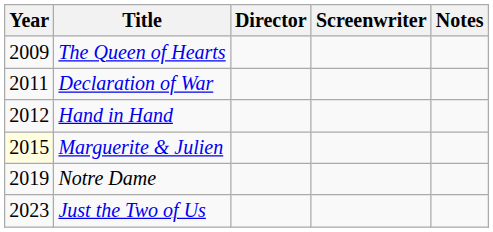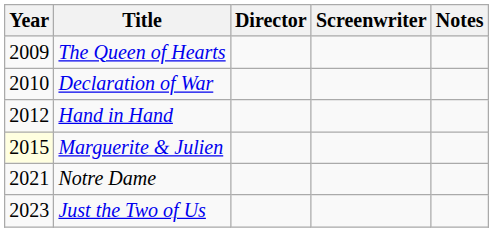(29, 83) 2011 -> (29, 83) 2010
(29, 178) 2019 -> (29, 178) 2021
